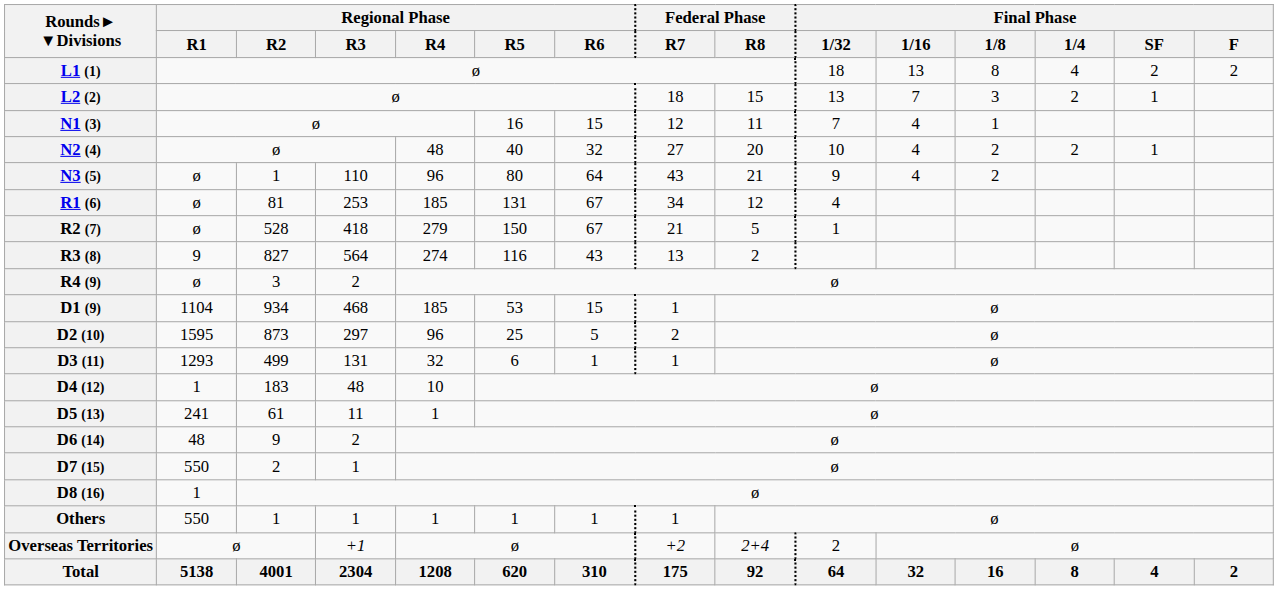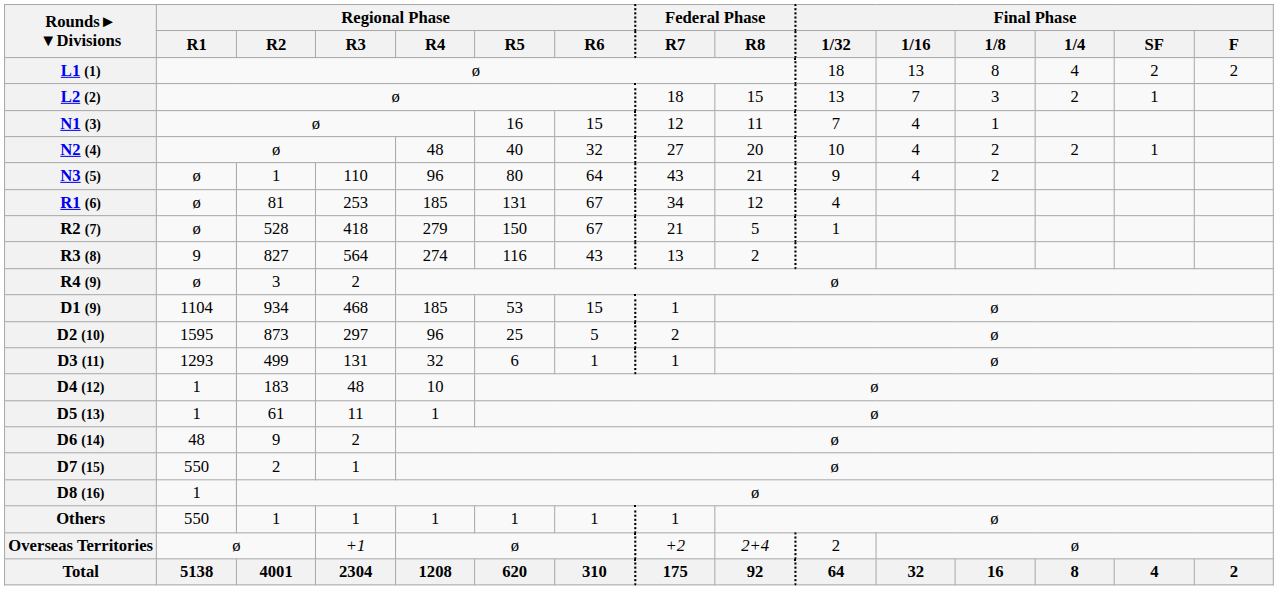(197, 413) 241 -> (197, 413) 1
